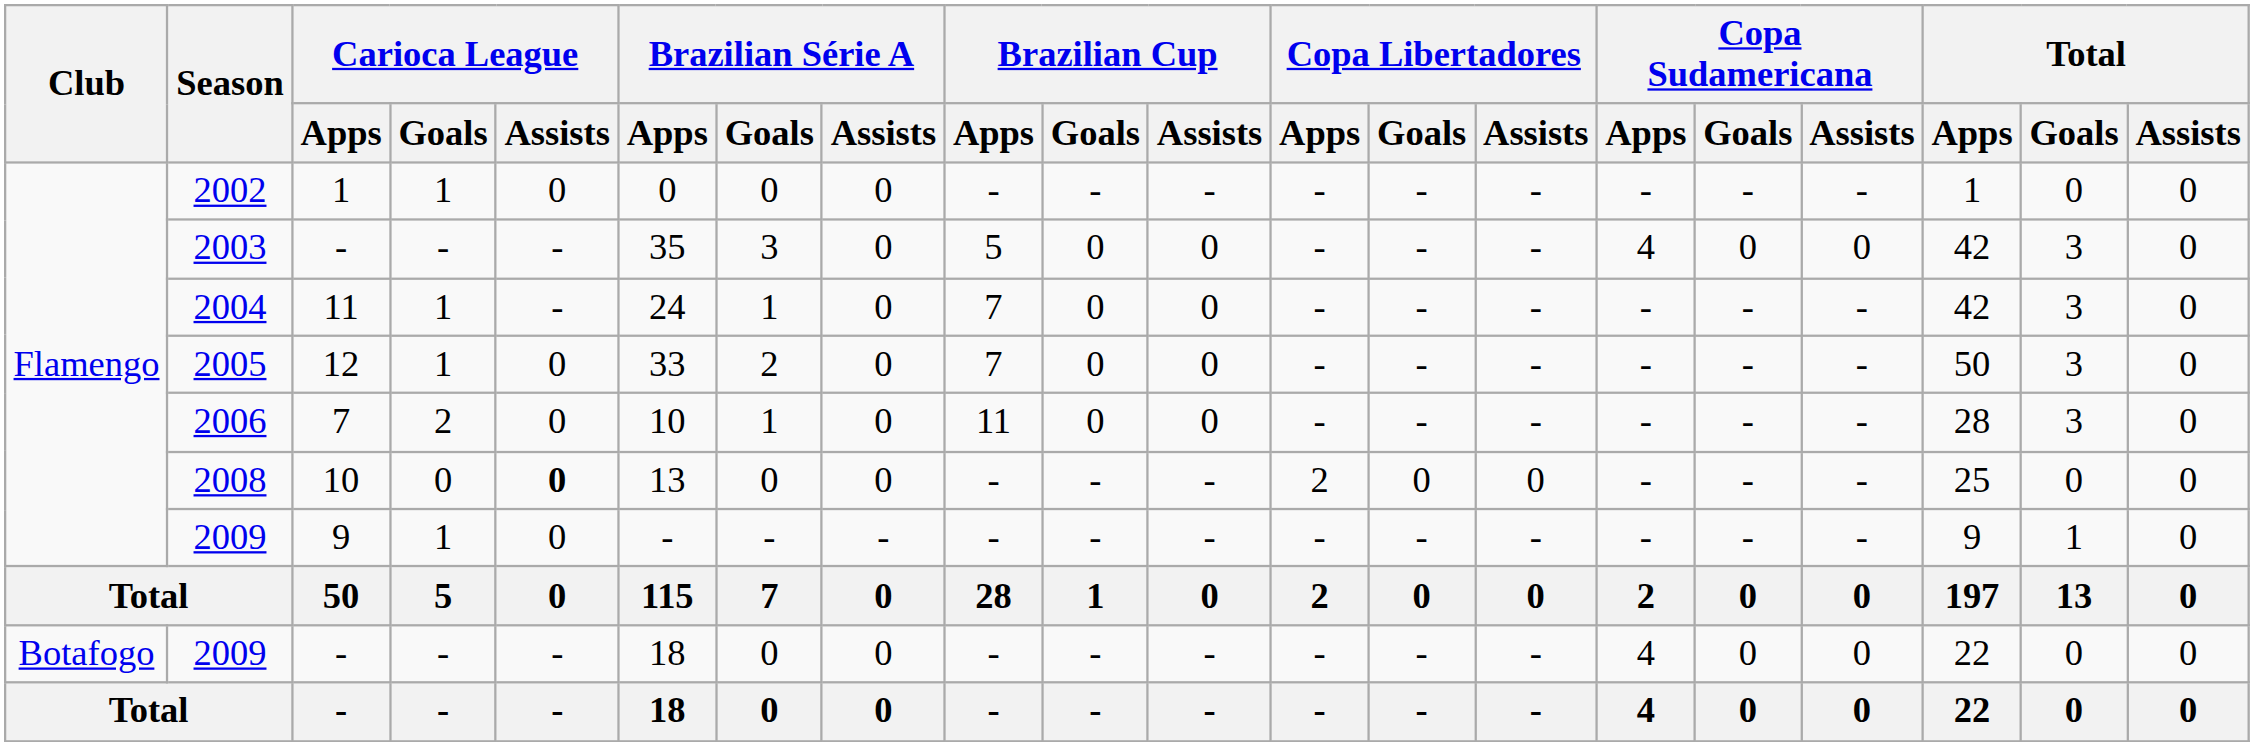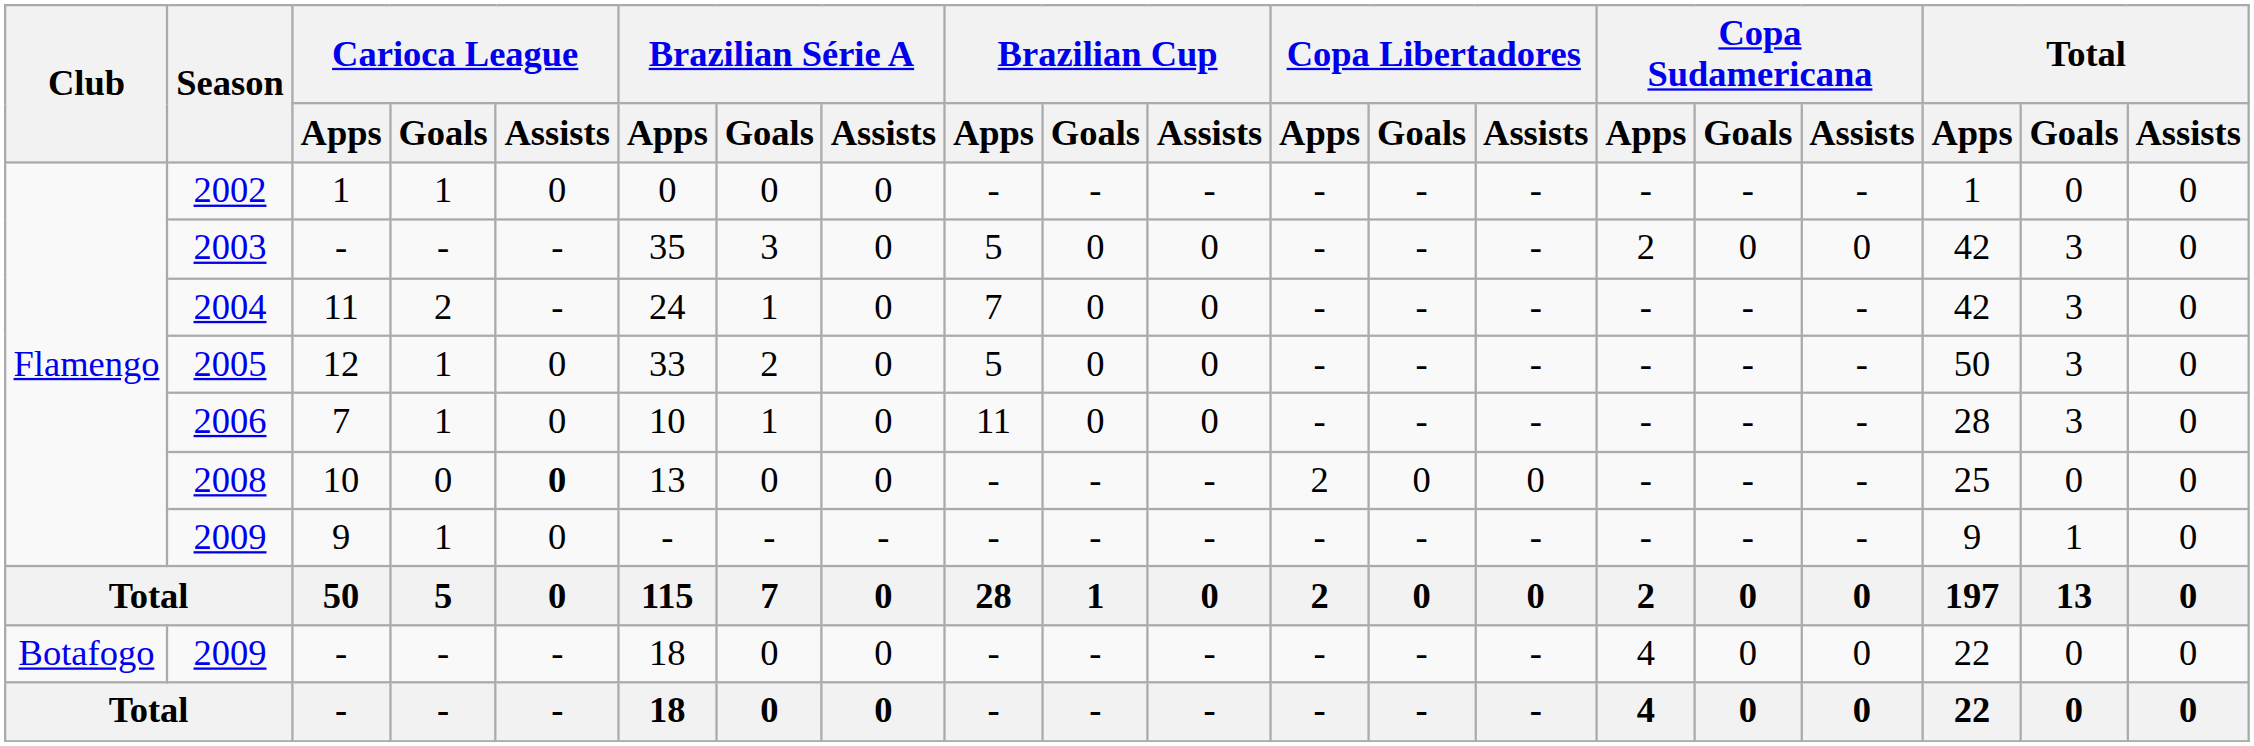(1646, 248) 4 -> (1646, 248) 2
(443, 305) 1 -> (443, 305) 2
(993, 363) 7 -> (993, 363) 5
(443, 421) 2 -> (443, 421) 1
